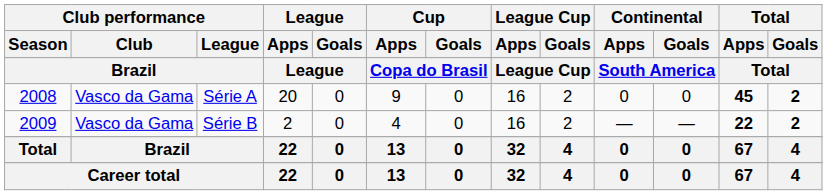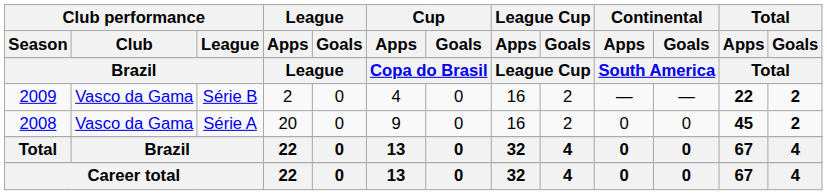rows swapped: (230, 96) <-> (230, 123)
